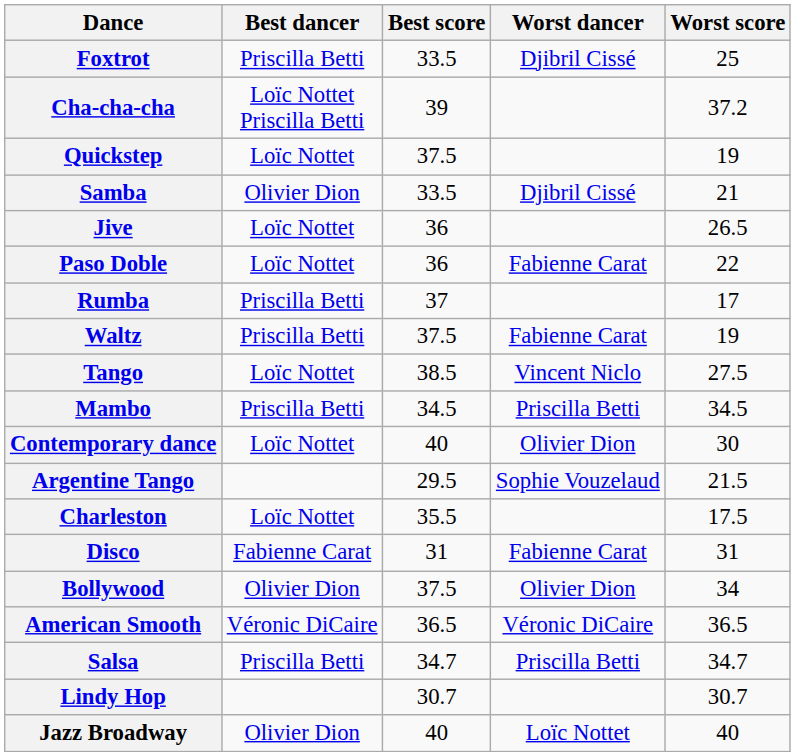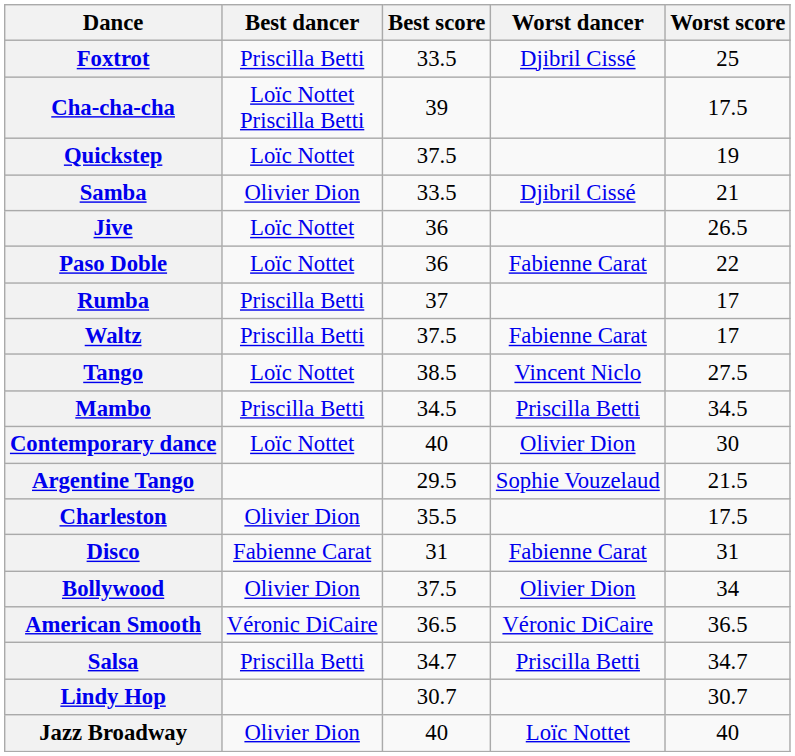(728, 107) 37.2 -> (728, 107) 17.5
(728, 336) 19 -> (728, 336) 17
(302, 516) Loïc Nottet -> (302, 516) Olivier Dion
